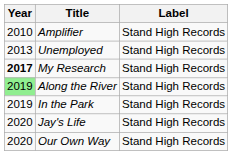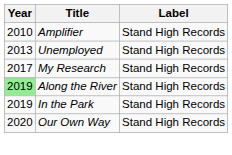(20, 68) bold -> (20, 68) normal
- row: (62, 123)
